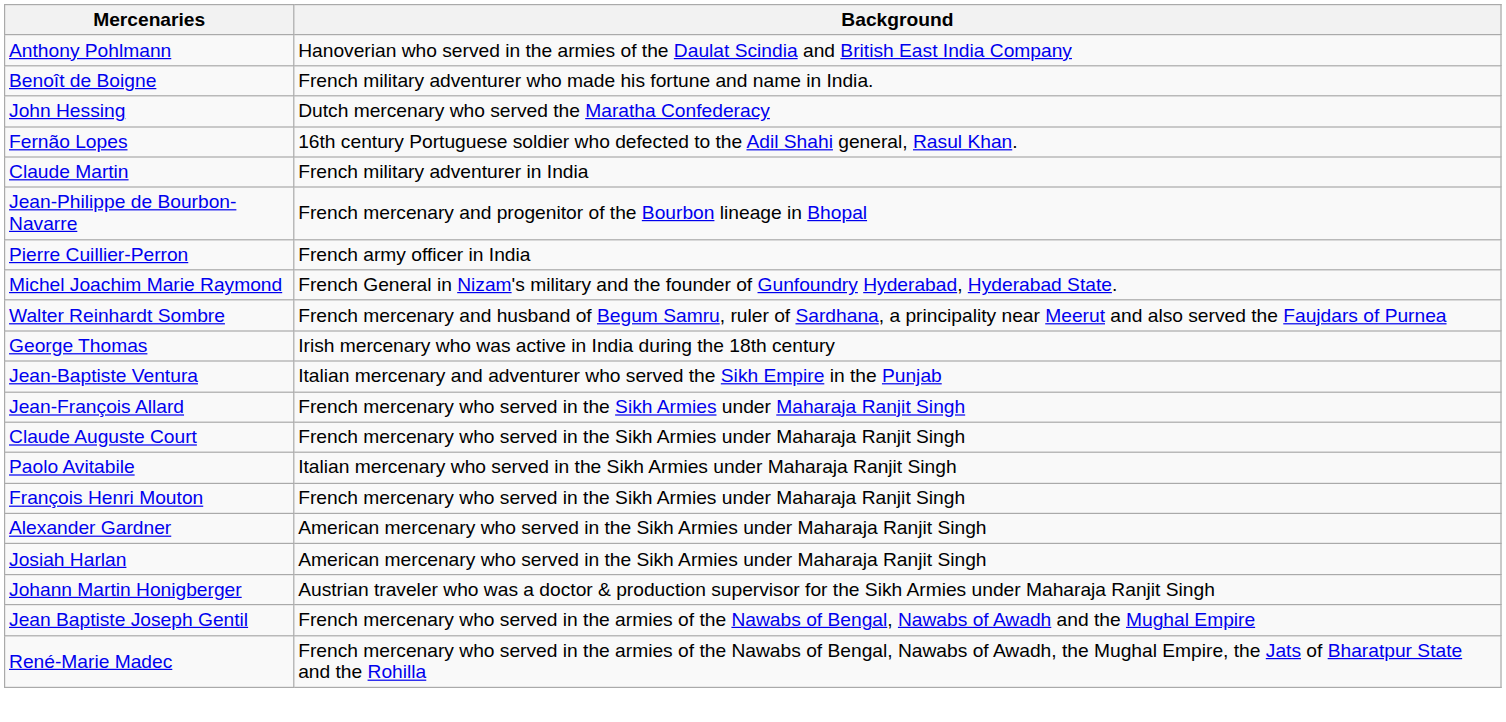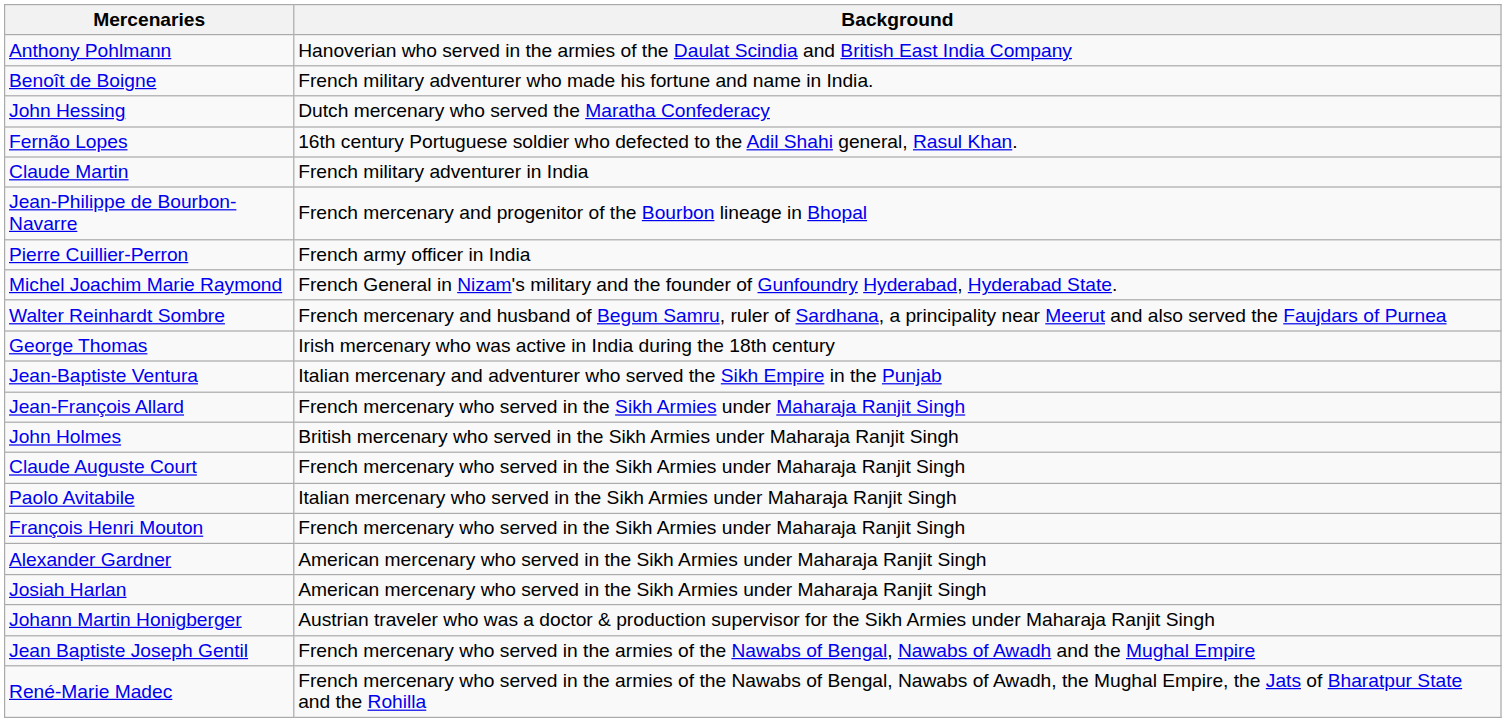+ row: (65, 437)
